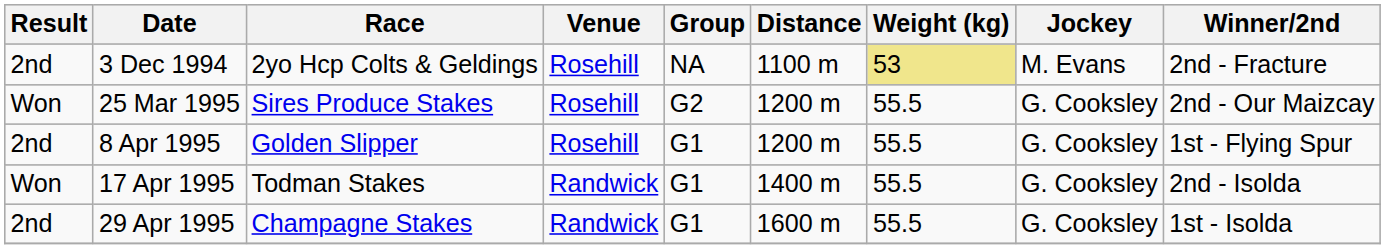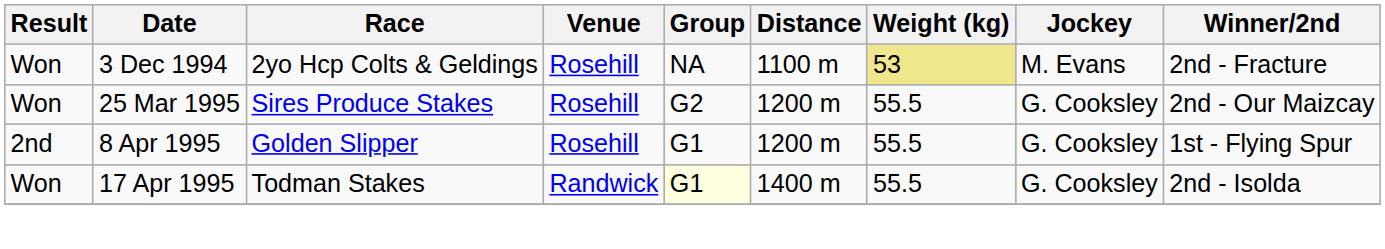(32, 64) 2nd -> (36, 64) Won
(687, 183) no background -> (687, 183) lightyellow background
- row: (167, 223)
